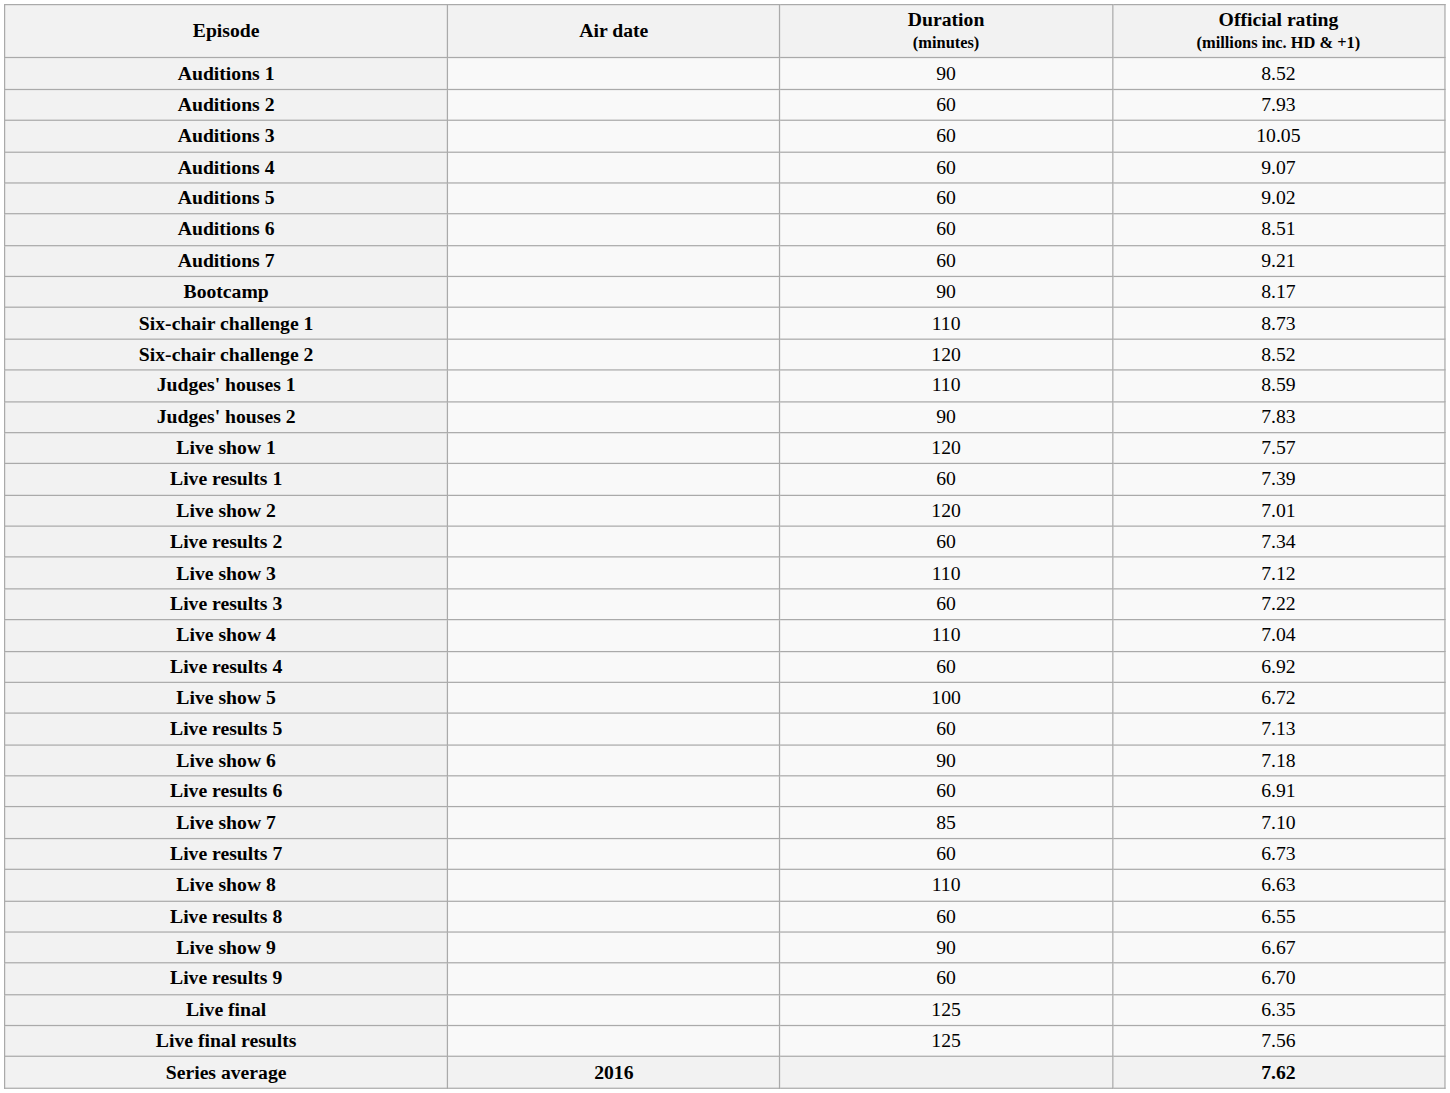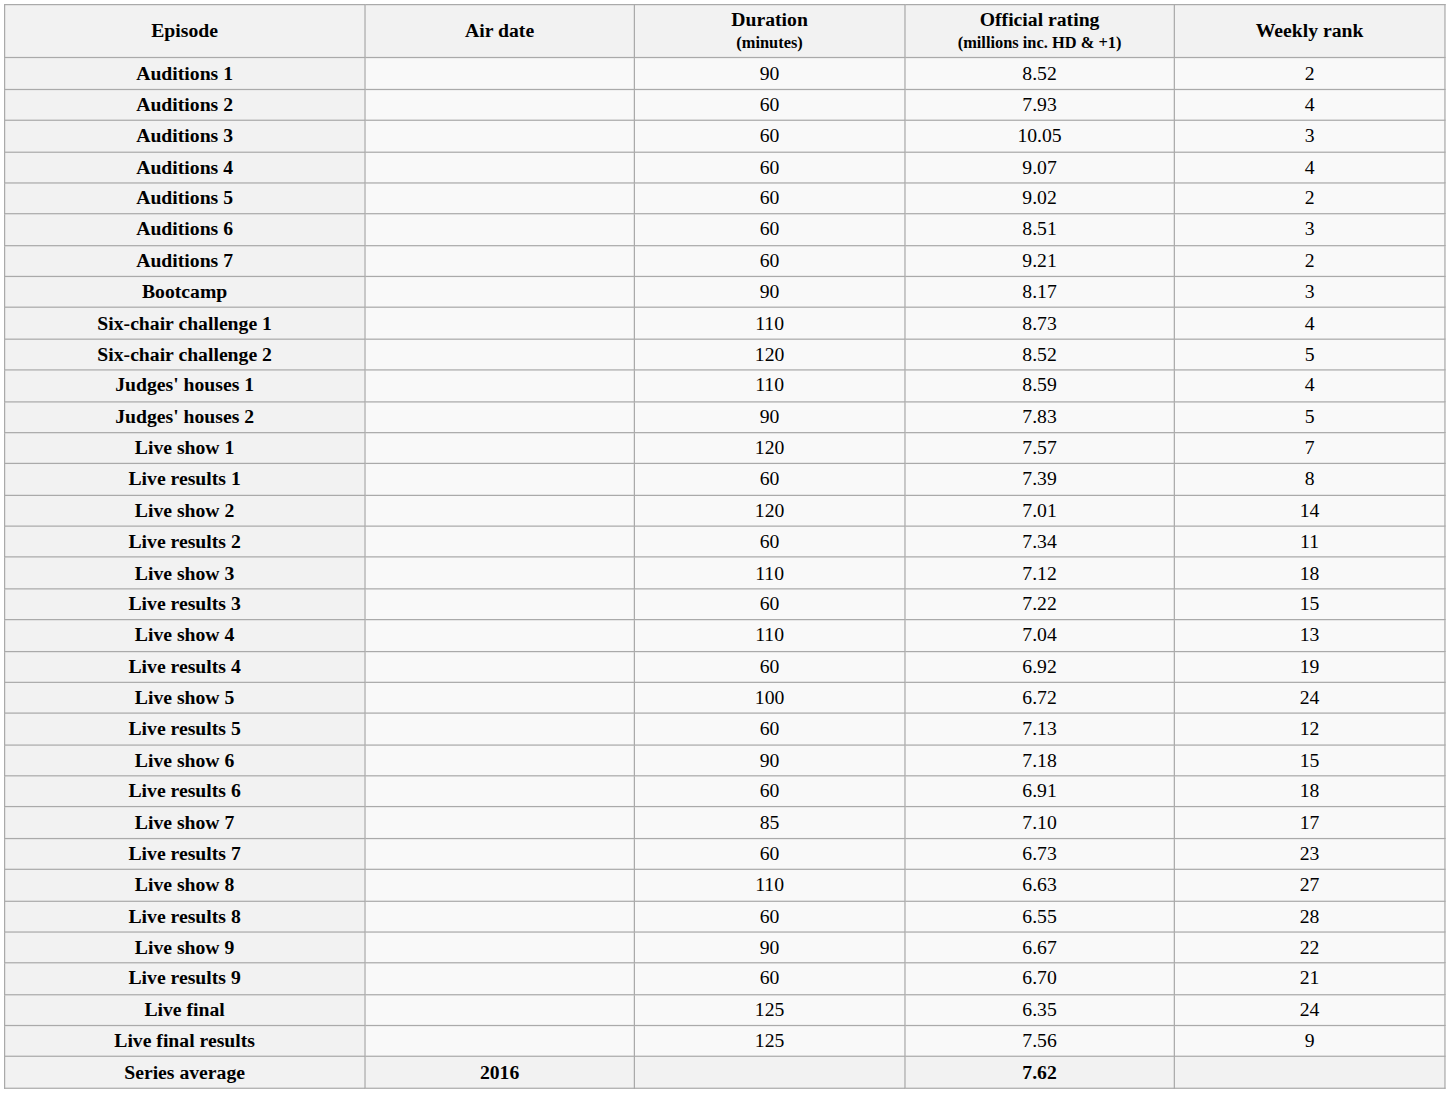+ column: (1310, 31)
